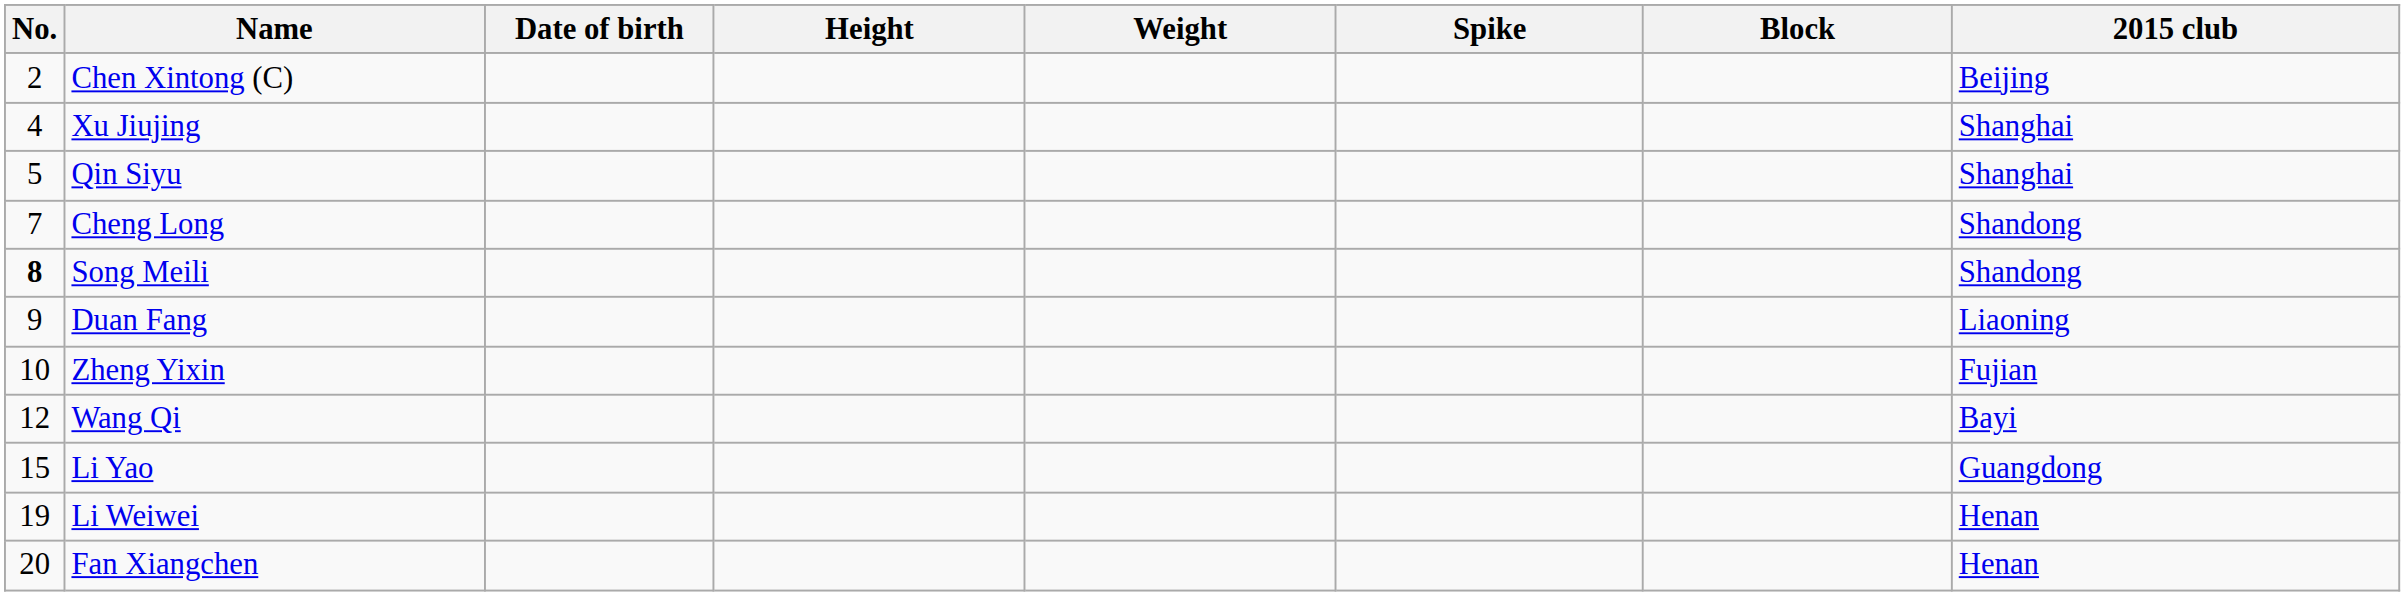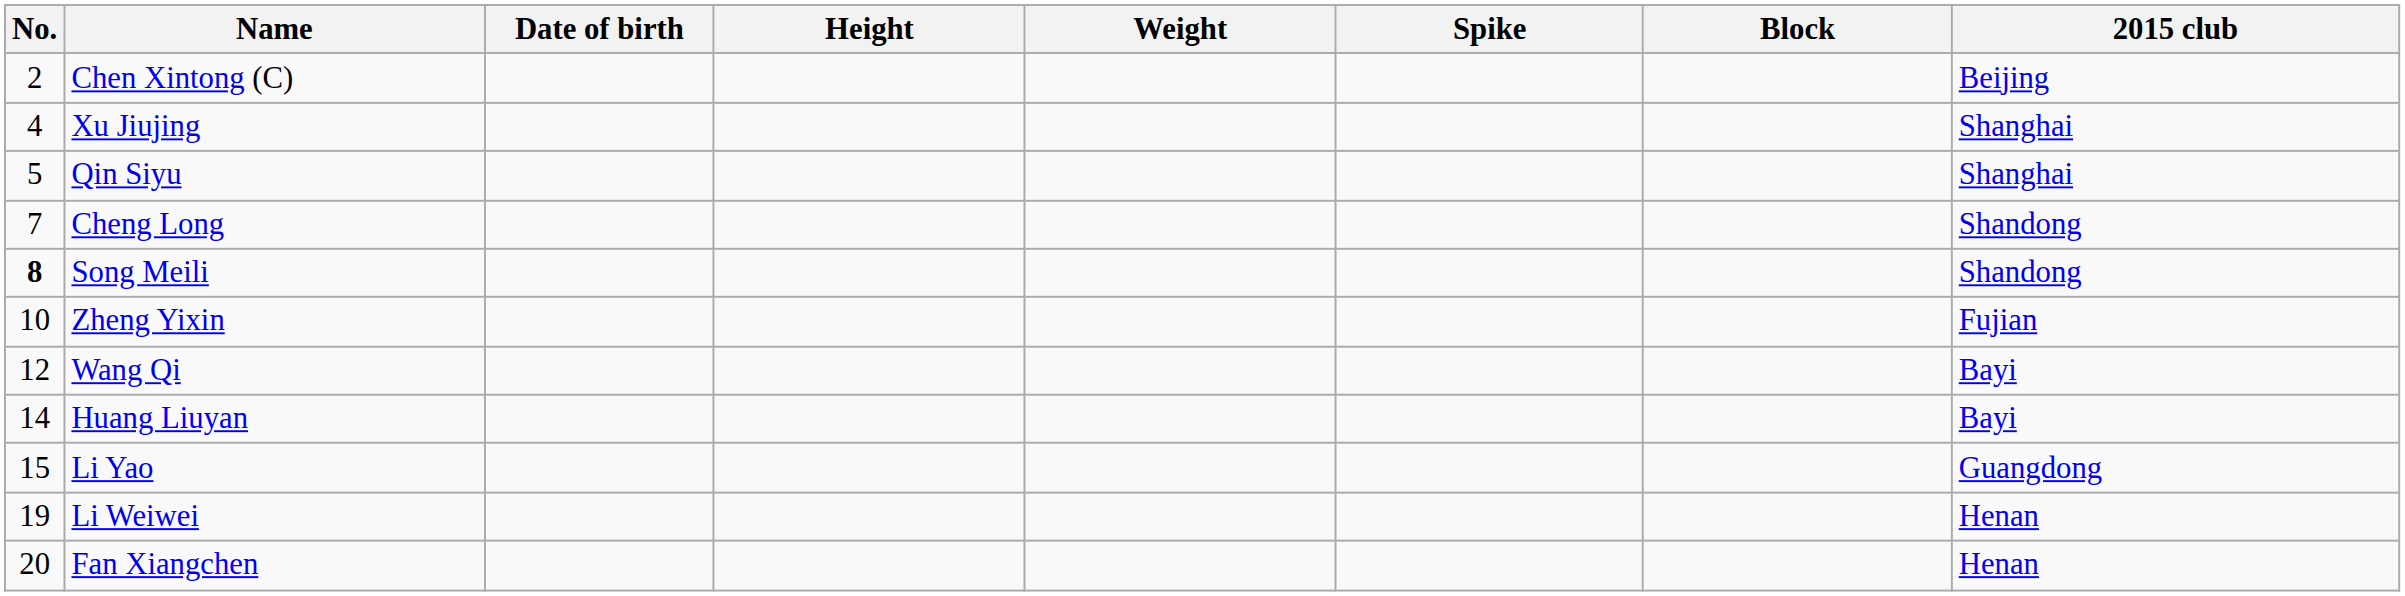- row: (139, 321)
+ row: (160, 418)
